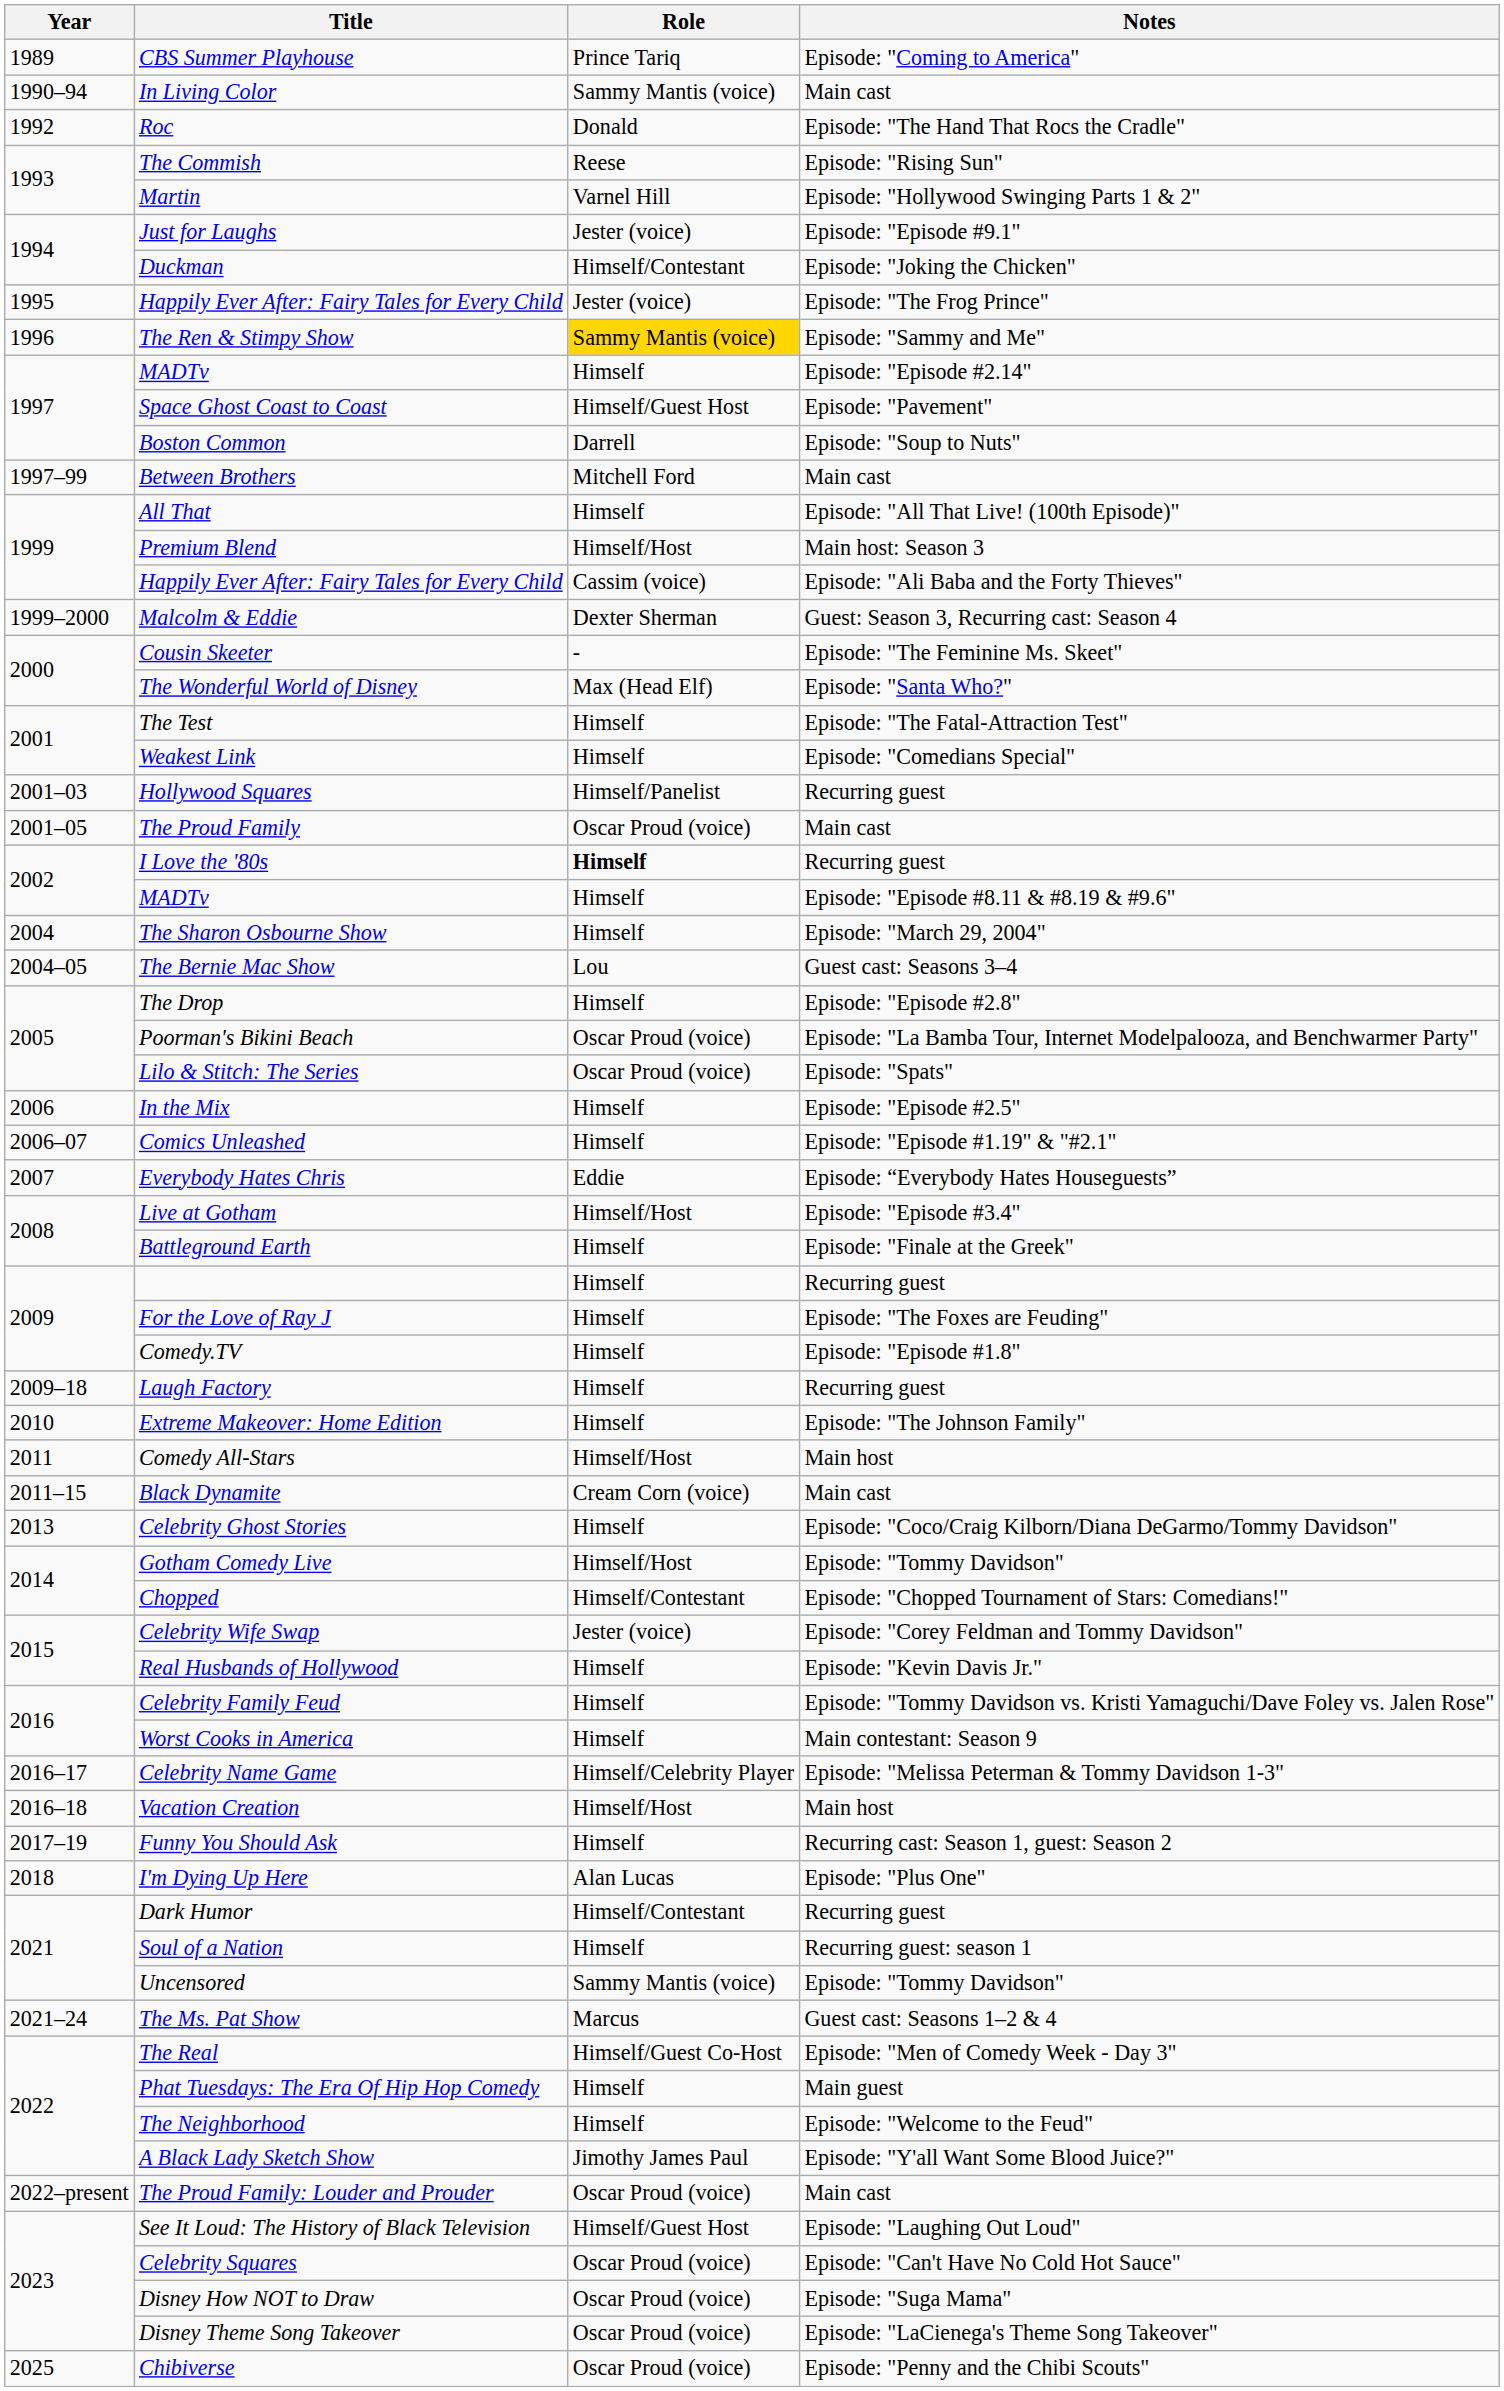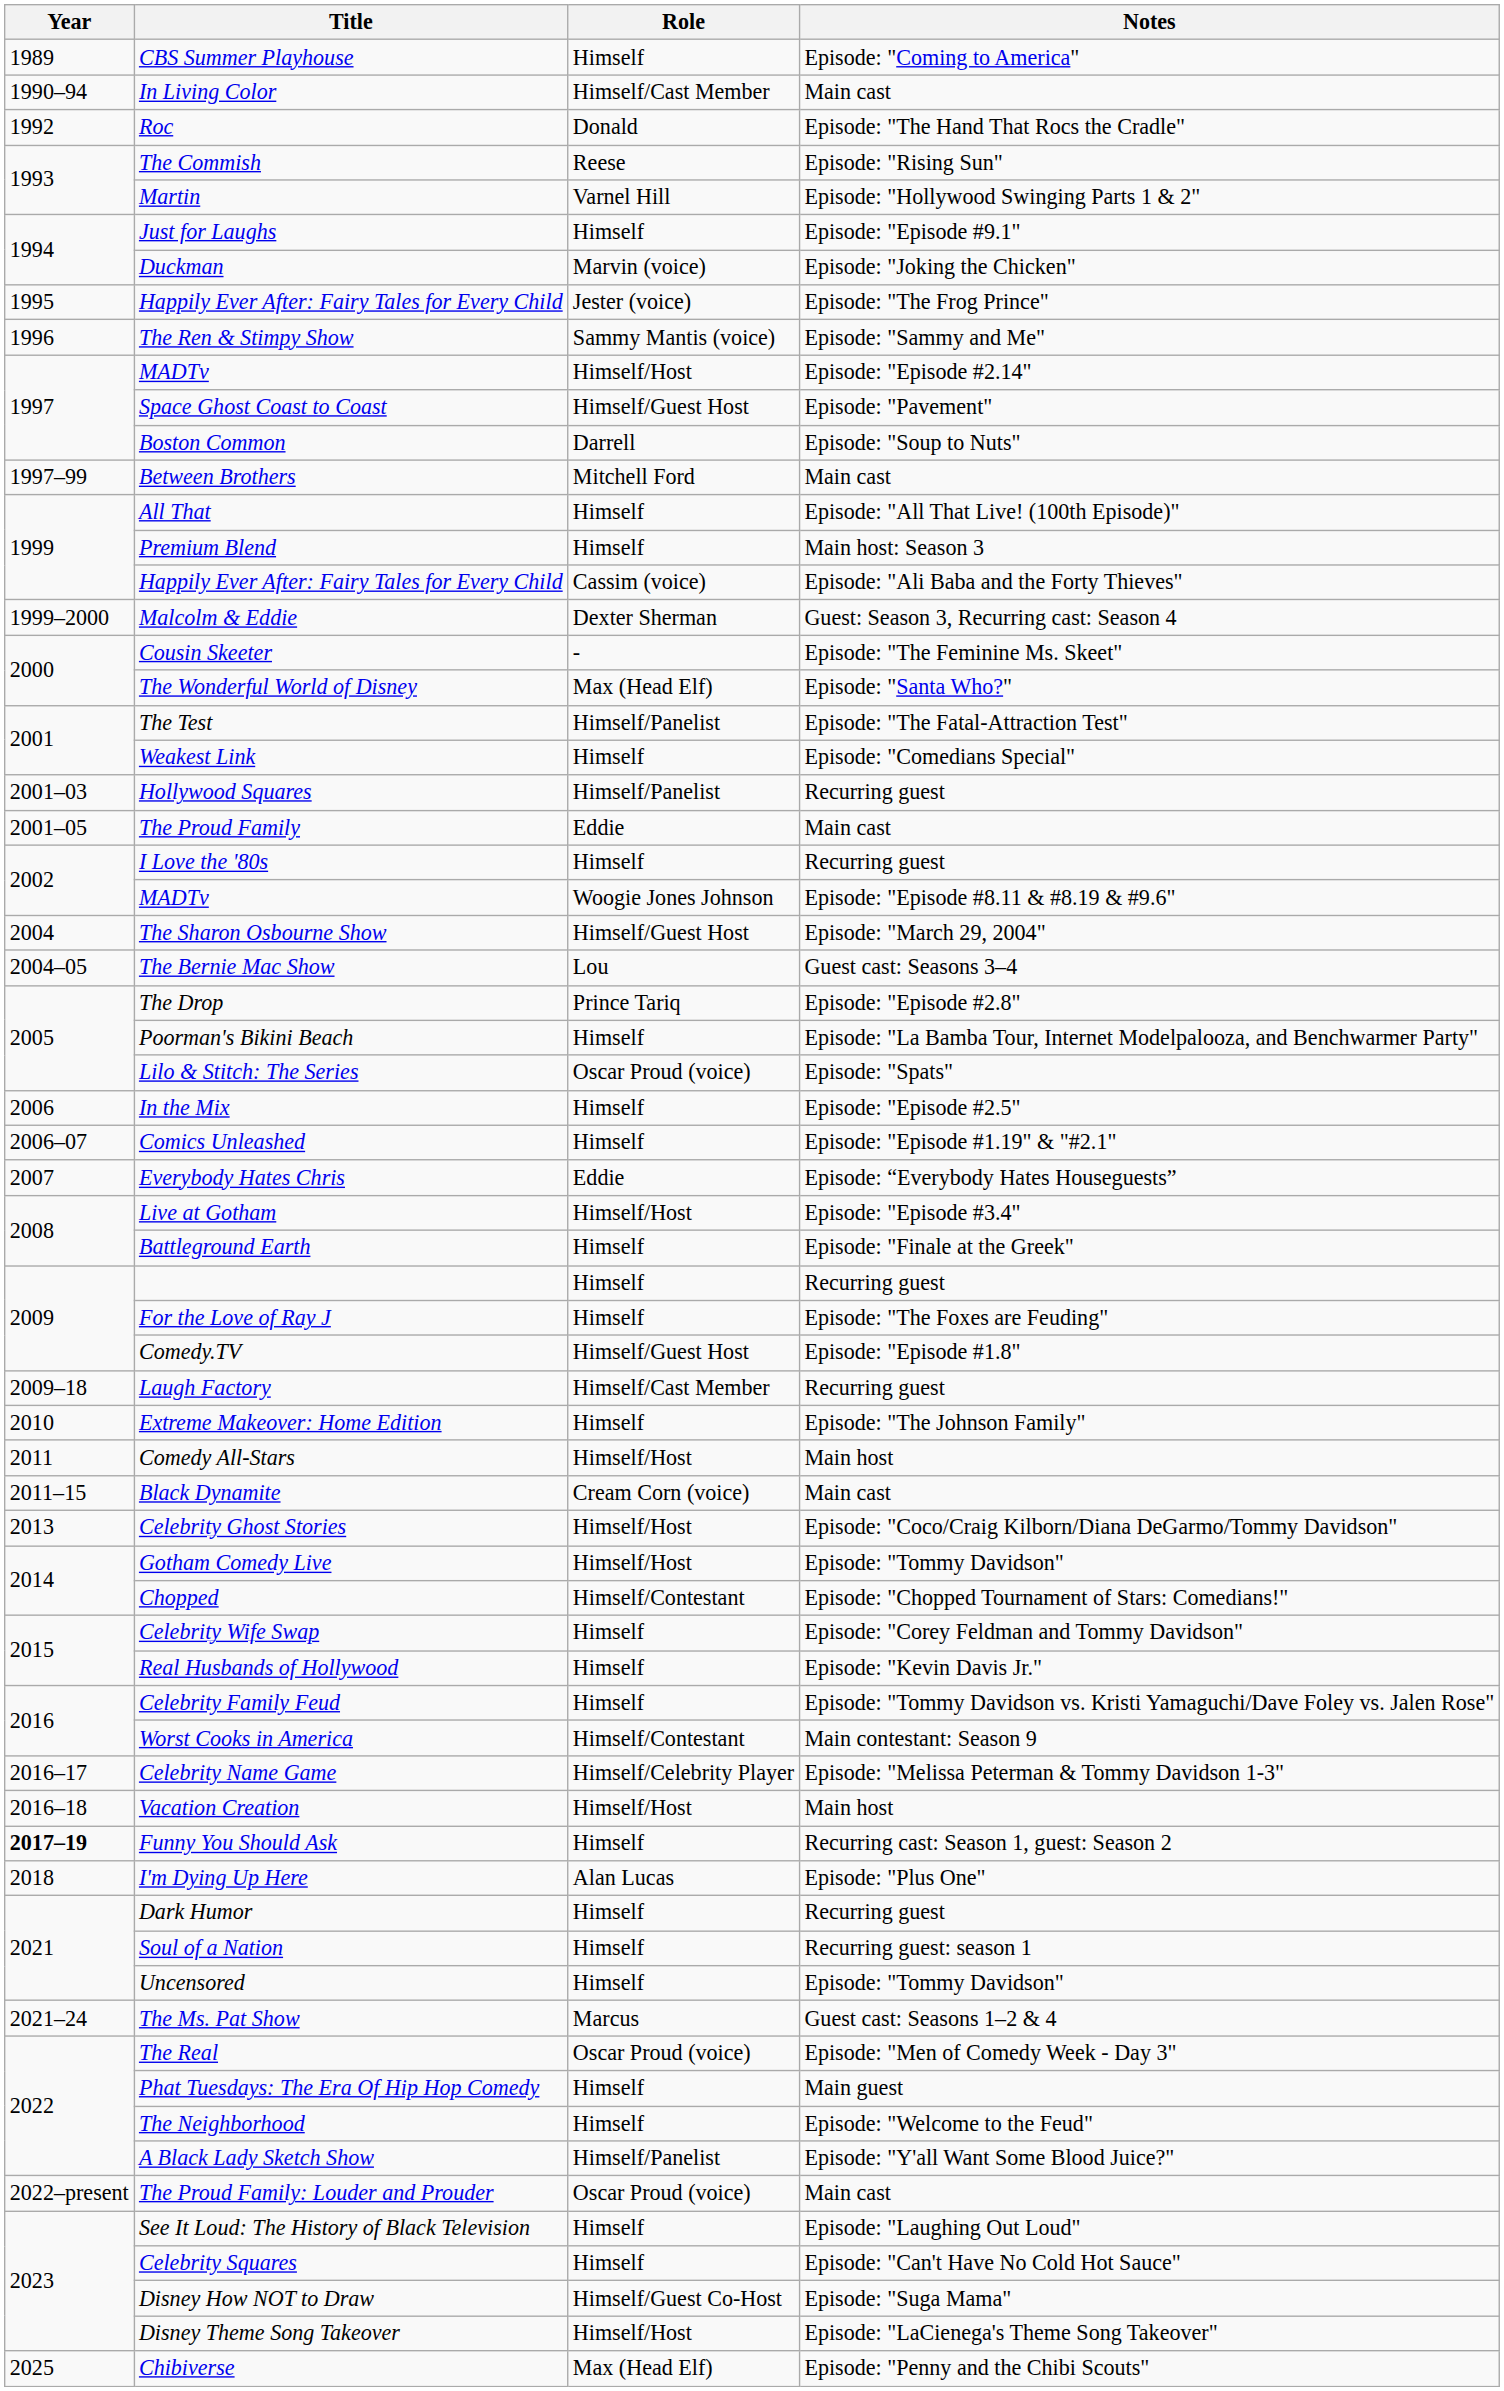(627, 57) Prince Tariq -> (608, 57) Himself
(674, 92) Sammy Mantis (voice) -> (671, 92) Himself/Cast Member
(632, 232) Jester (voice) -> (608, 232) Himself
(659, 267) Himself/Contestant -> (639, 267) Marvin (voice)
(674, 337) gold background -> (674, 337) no background
(608, 372) Himself -> (632, 372) Himself/Host
(632, 547) Himself/Host -> (608, 547) Himself
(608, 722) Himself -> (646, 722) Himself/Panelist
(662, 827) Oscar Proud (voice) -> (599, 827) Eddie
(610, 862) bold -> (608, 862) normal
(608, 897) Himself -> (673, 897) Woogie Jones Johnson
(608, 932) Himself -> (661, 932) Himself/Guest Host
(608, 1002) Himself -> (627, 1002) Prince Tariq
(662, 1037) Oscar Proud (voice) -> (608, 1037) Himself
(608, 1352) Himself -> (661, 1352) Himself/Guest Host
(608, 1387) Himself -> (671, 1387) Himself/Cast Member
(608, 1527) Himself -> (632, 1527) Himself/Host
(632, 1632) Jester (voice) -> (608, 1632) Himself
(608, 1737) Himself -> (659, 1737) Himself/Contestant
(48, 1842) normal -> (48, 1842) bold
(659, 1912) Himself/Contestant -> (608, 1912) Himself
(674, 1982) Sammy Mantis (voice) -> (608, 1982) Himself
(677, 2053) Himself/Guest Co-Host -> (662, 2053) Oscar Proud (voice)
(661, 2158) Jimothy James Paul -> (646, 2158) Himself/Panelist
(661, 2228) Himself/Guest Host -> (608, 2228) Himself
(662, 2263) Oscar Proud (voice) -> (608, 2263) Himself
(662, 2298) Oscar Proud (voice) -> (677, 2298) Himself/Guest Co-Host
(662, 2333) Oscar Proud (voice) -> (632, 2333) Himself/Host
(662, 2368) Oscar Proud (voice) -> (643, 2368) Max (Head Elf)
